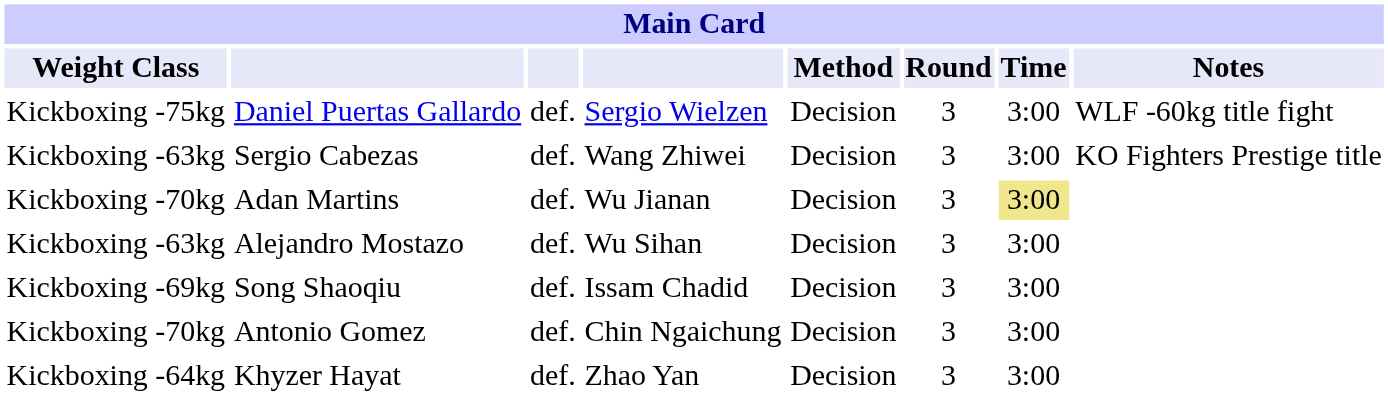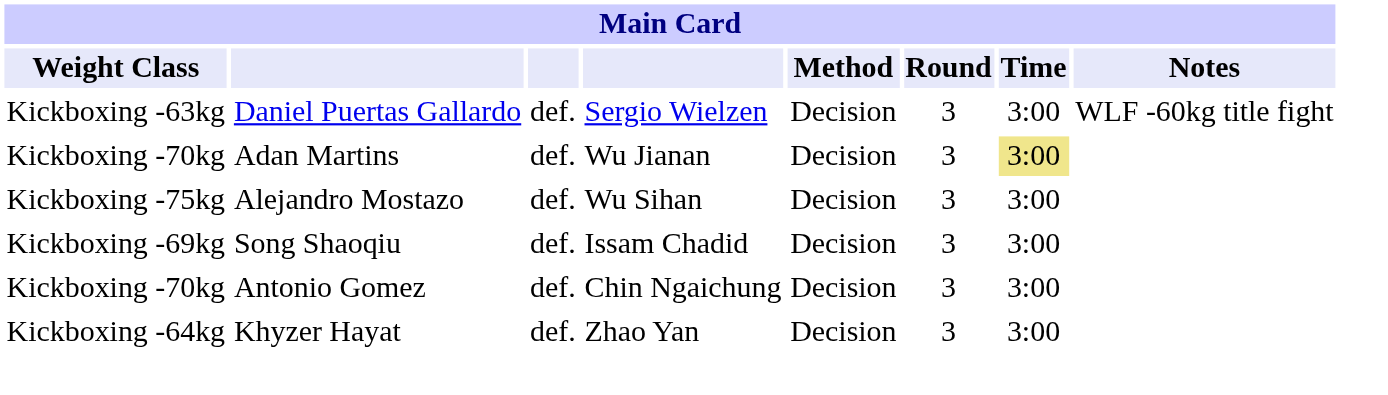(116, 111) Kickboxing -75kg -> (116, 111) Kickboxing -63kg
- row: (326, 155)
(116, 243) Kickboxing -63kg -> (116, 199) Kickboxing -75kg
